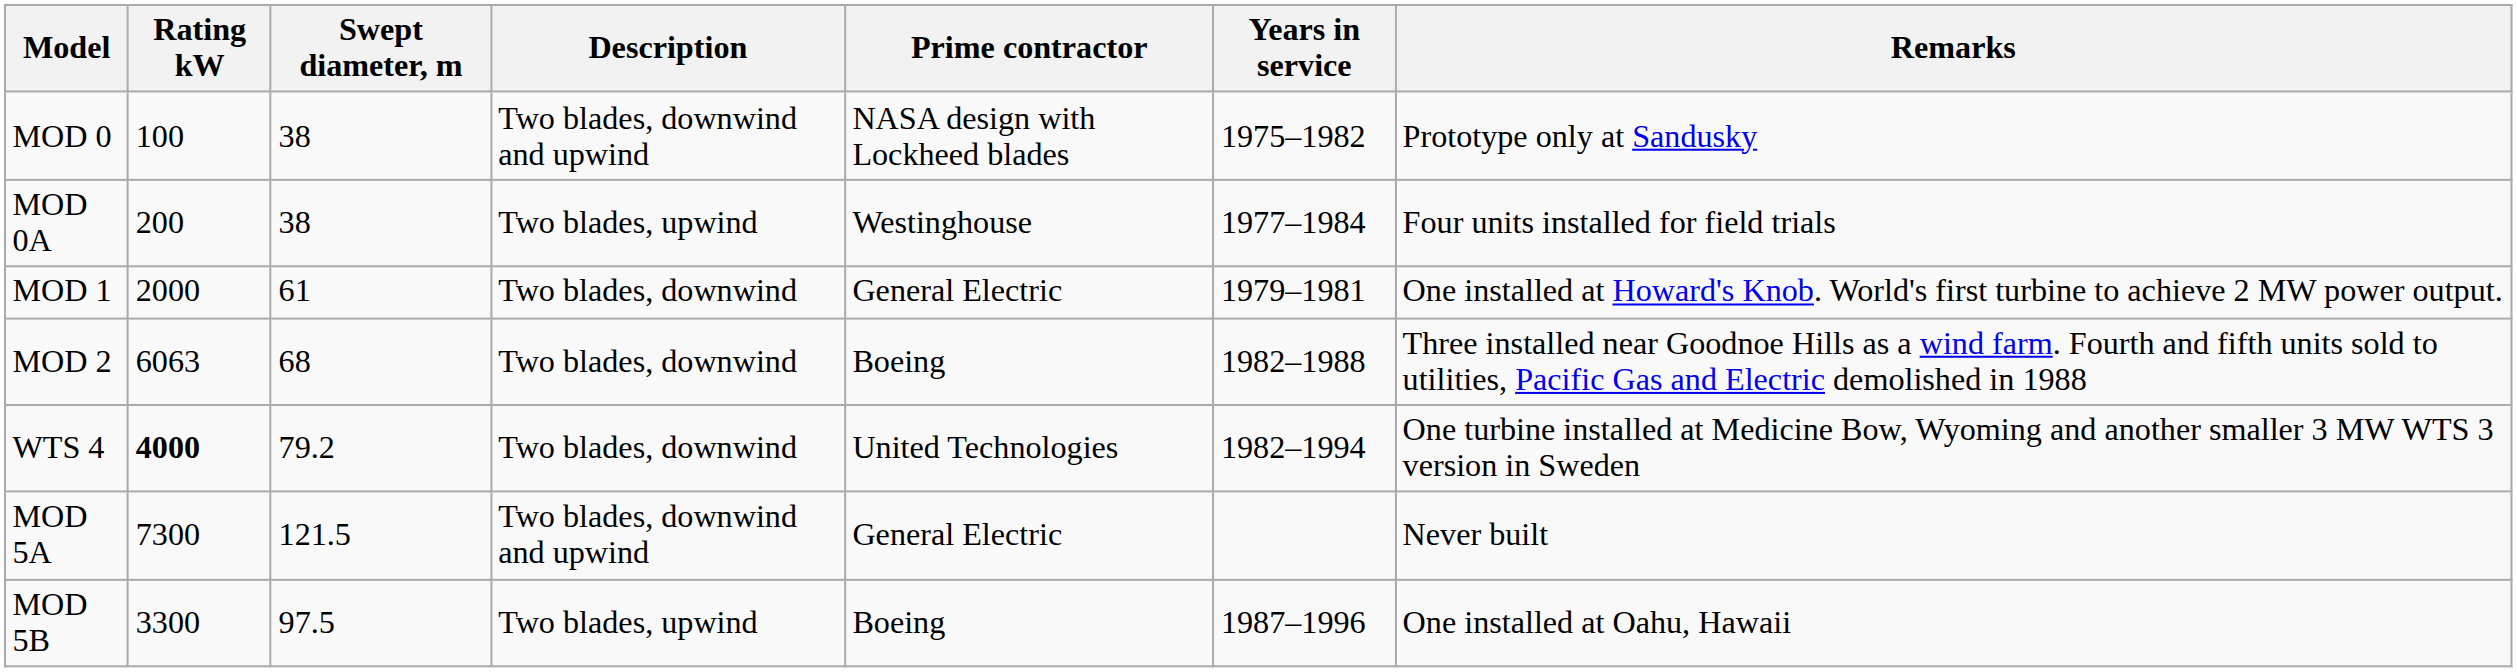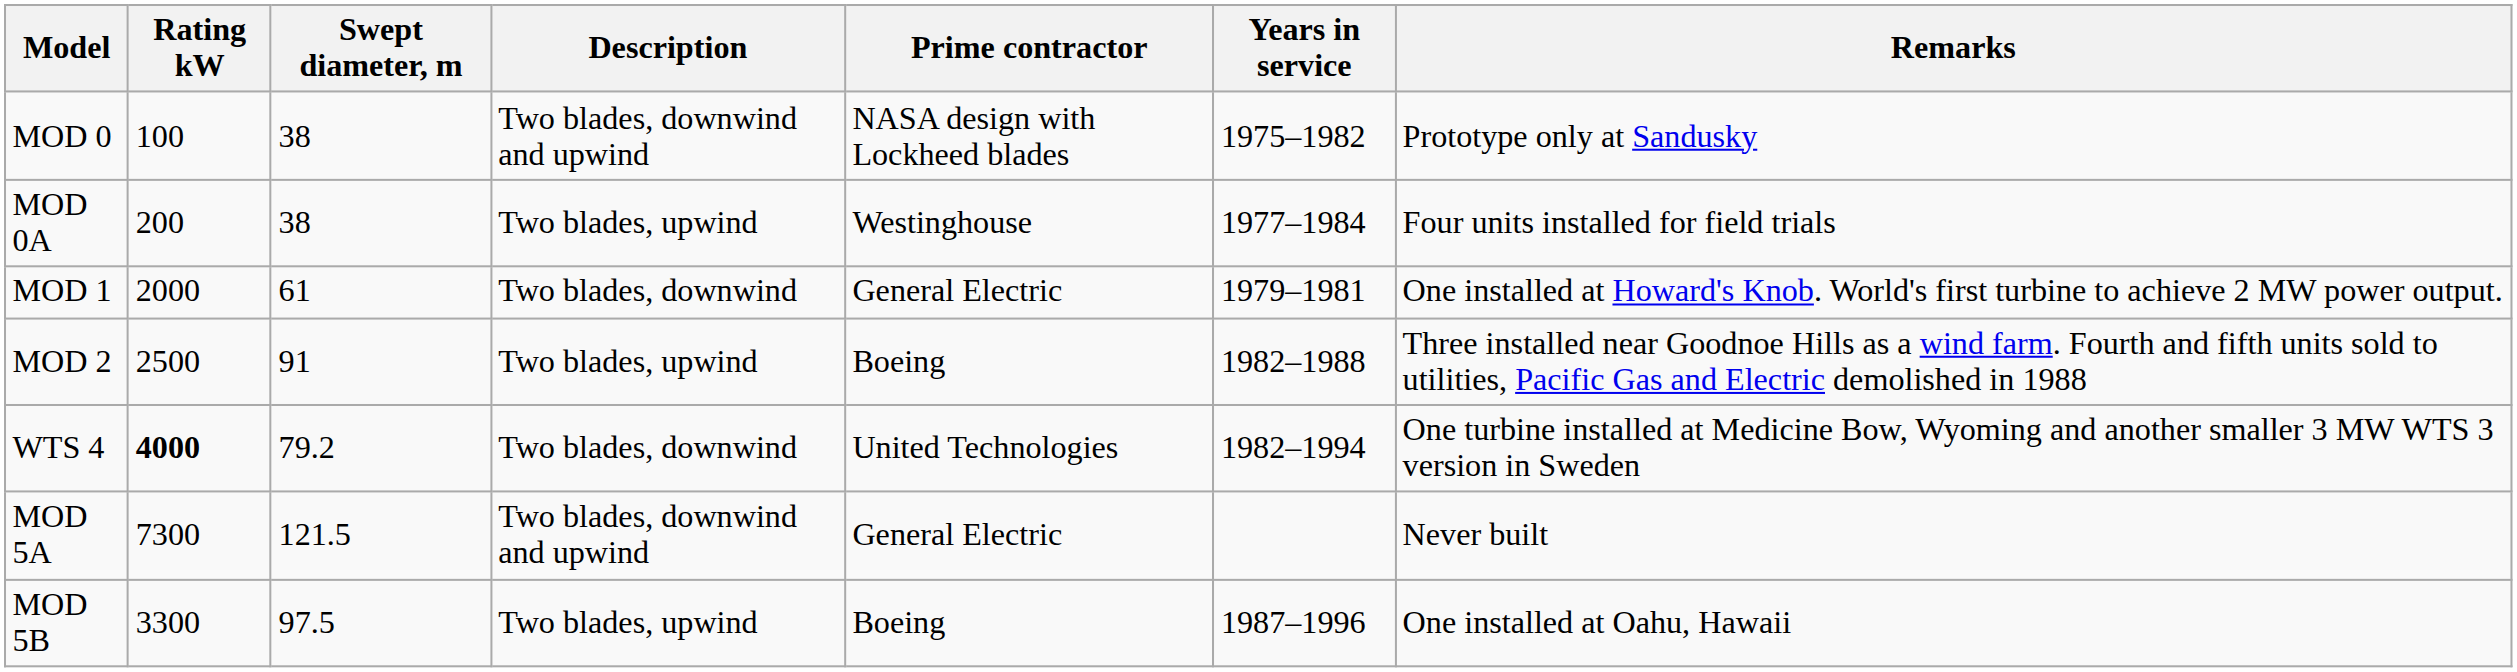(168, 360) 6063 -> (168, 360) 2500
(295, 360) 68 -> (295, 360) 91
(648, 360) Two blades, downwind -> (628, 360) Two blades, upwind
